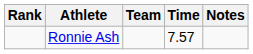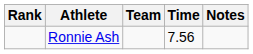(181, 37) 7.57 -> (181, 37) 7.56
